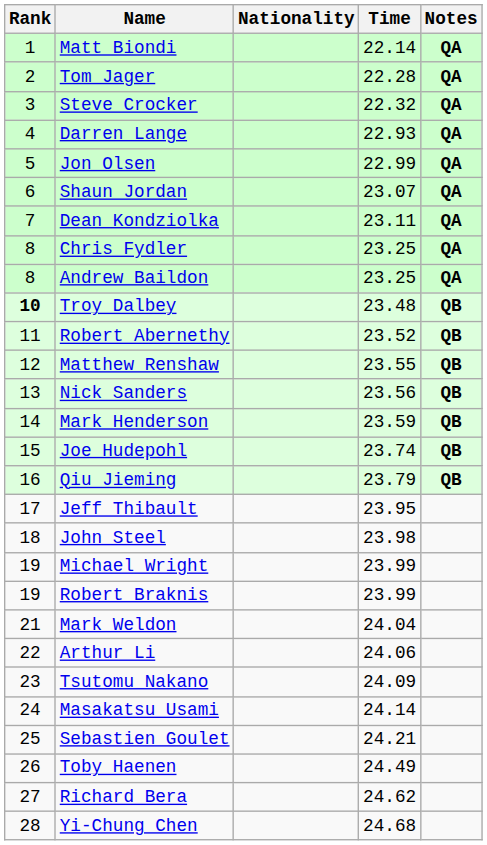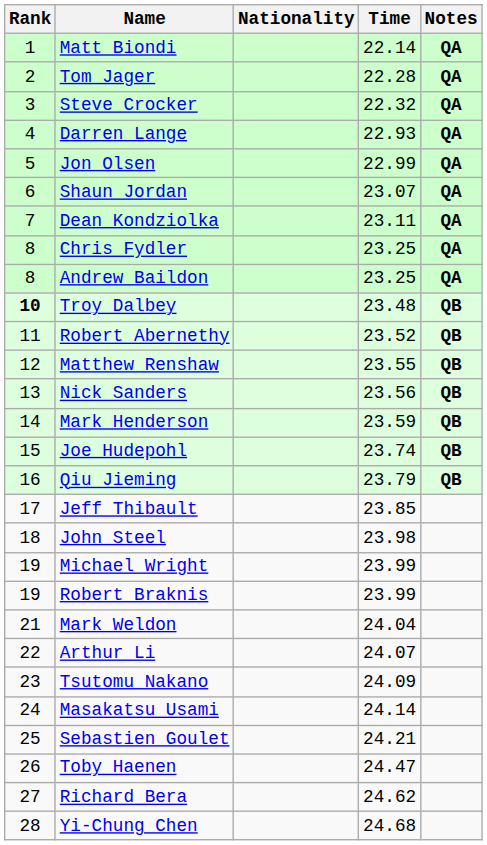(390, 509) 23.95 -> (390, 509) 23.85
(390, 653) 24.06 -> (390, 653) 24.07
(390, 768) 24.49 -> (390, 768) 24.47
